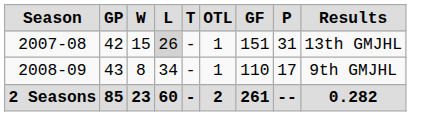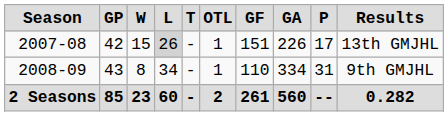+ column: (292, 18)
(287, 44) 31 -> (324, 44) 17
(287, 71) 17 -> (324, 71) 31
